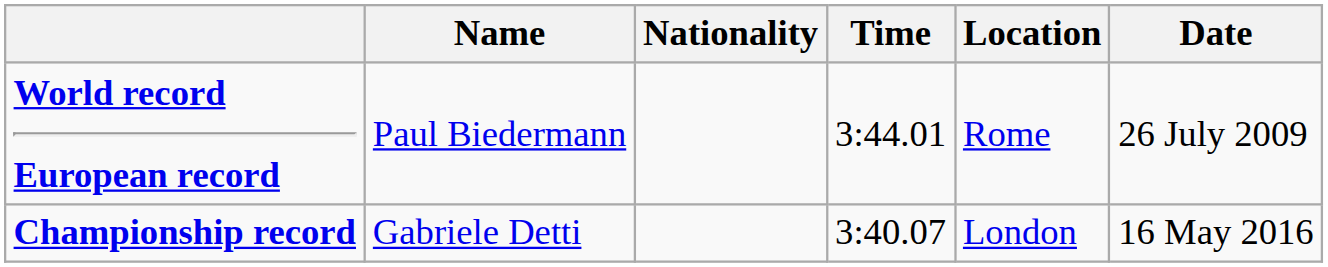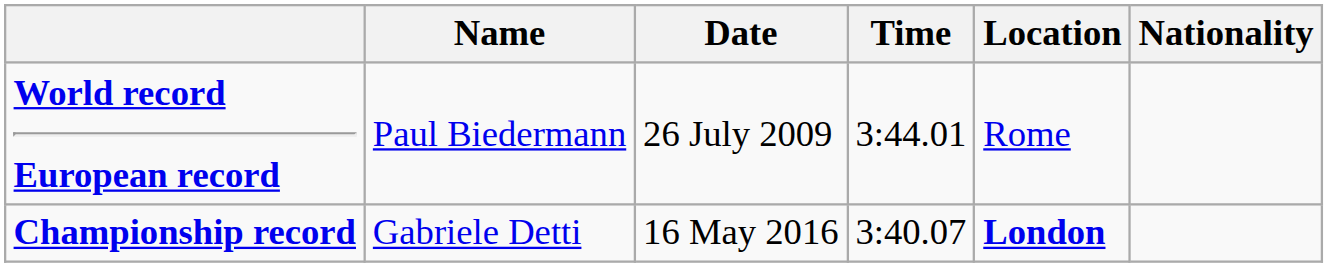columns swapped: (731, 33) <-> (1216, 33)
(1020, 232) normal -> (1044, 232) bold
